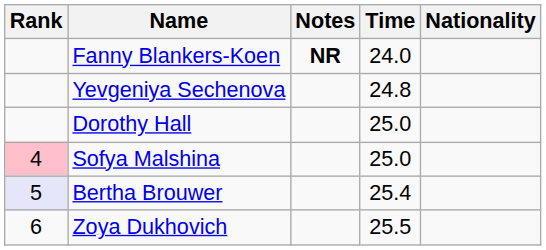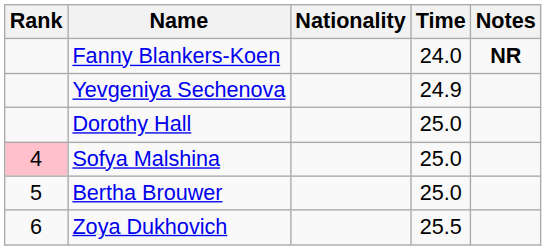columns swapped: (481, 21) <-> (325, 21)
(390, 90) 24.8 -> (441, 90) 24.9
(36, 192) lavender background -> (36, 192) no background
(390, 192) 25.4 -> (441, 192) 25.0
